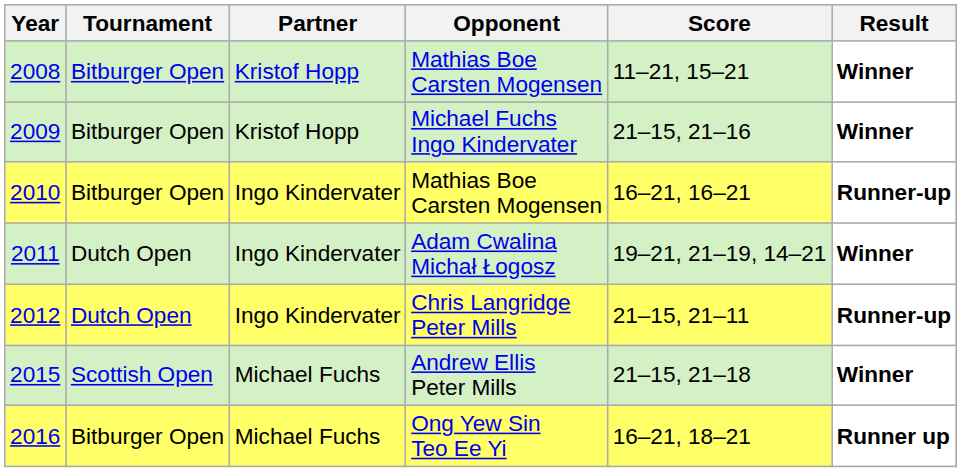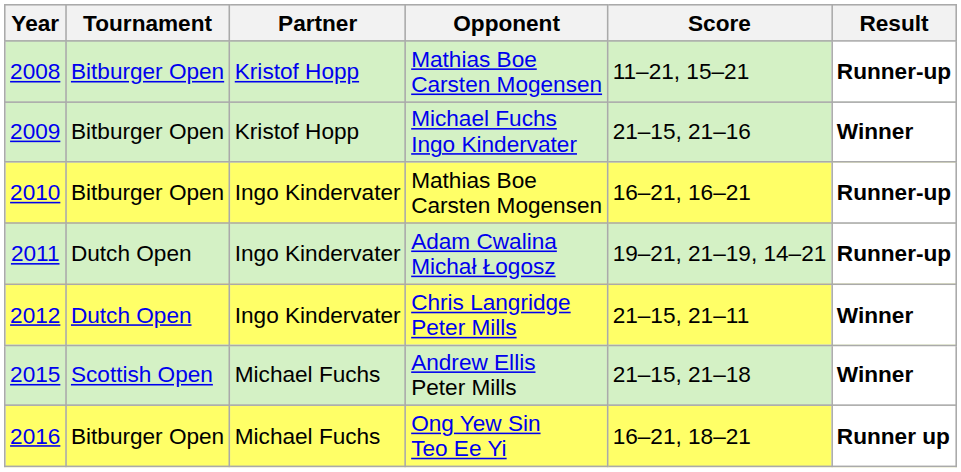(875, 71) Winner -> (894, 71) Runner-up
(875, 254) Winner -> (894, 254) Runner-up
(894, 315) Runner-up -> (875, 315) Winner
